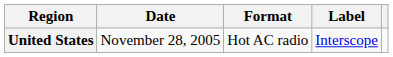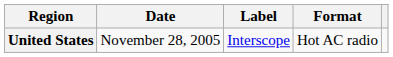columns swapped: (268, 16) <-> (347, 16)
